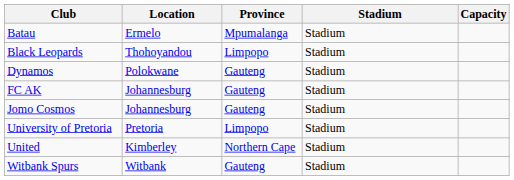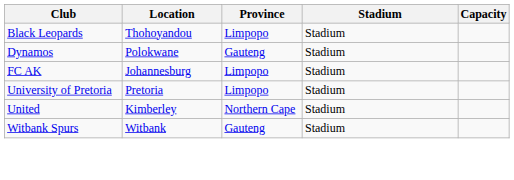- row: (21, 33)
(245, 90) Gauteng -> (246, 71) Limpopo
- row: (41, 109)
